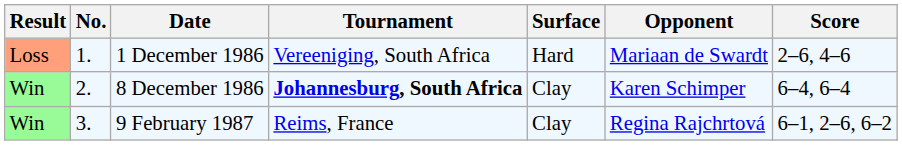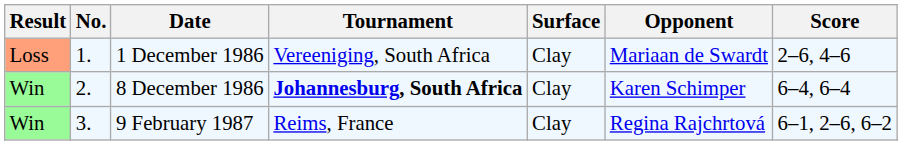(553, 54) Hard -> (552, 54) Clay
